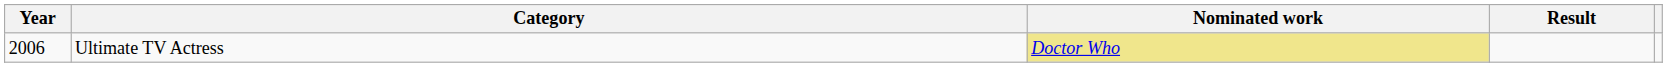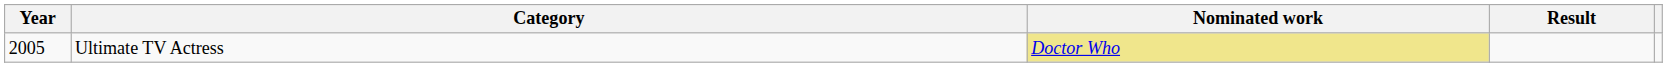(27, 47) 2006 -> (27, 47) 2005
